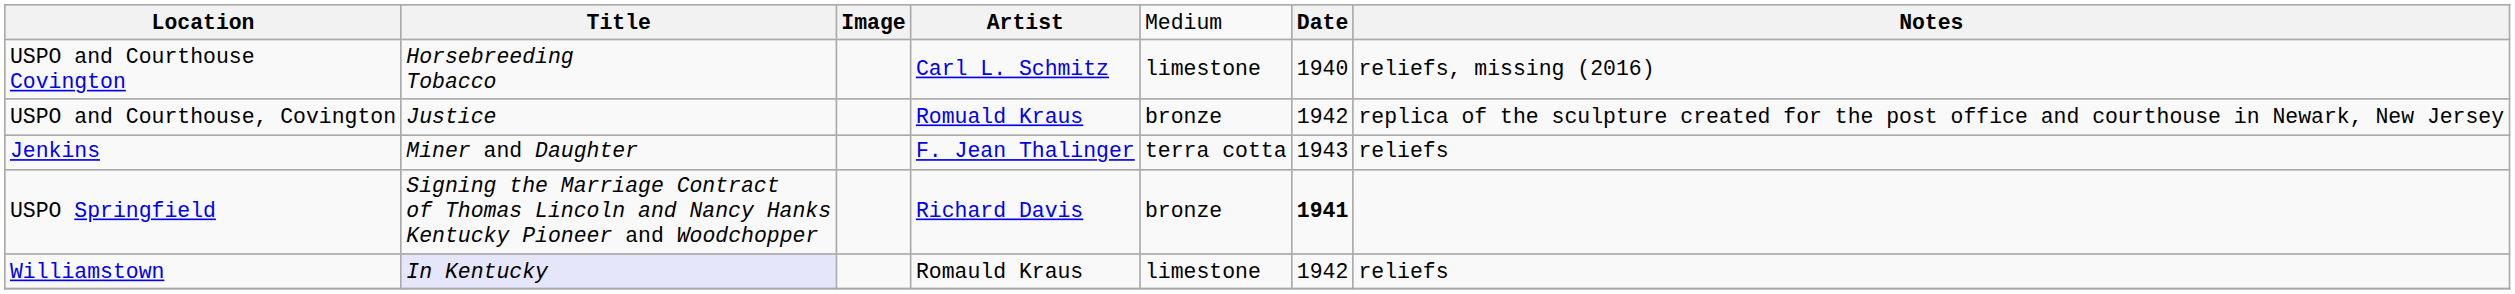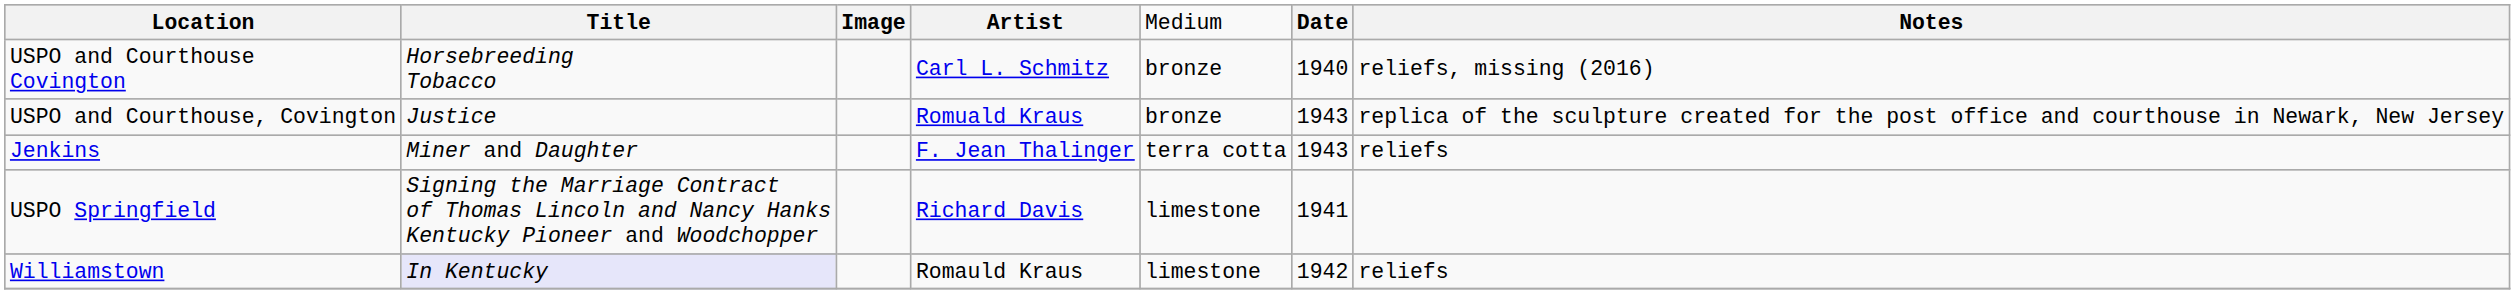(1203, 70) limestone -> (1184, 70) bronze
(1323, 117) 1942 -> (1323, 117) 1943
(1184, 212) bronze -> (1203, 212) limestone
(1323, 212) bold -> (1323, 212) normal
